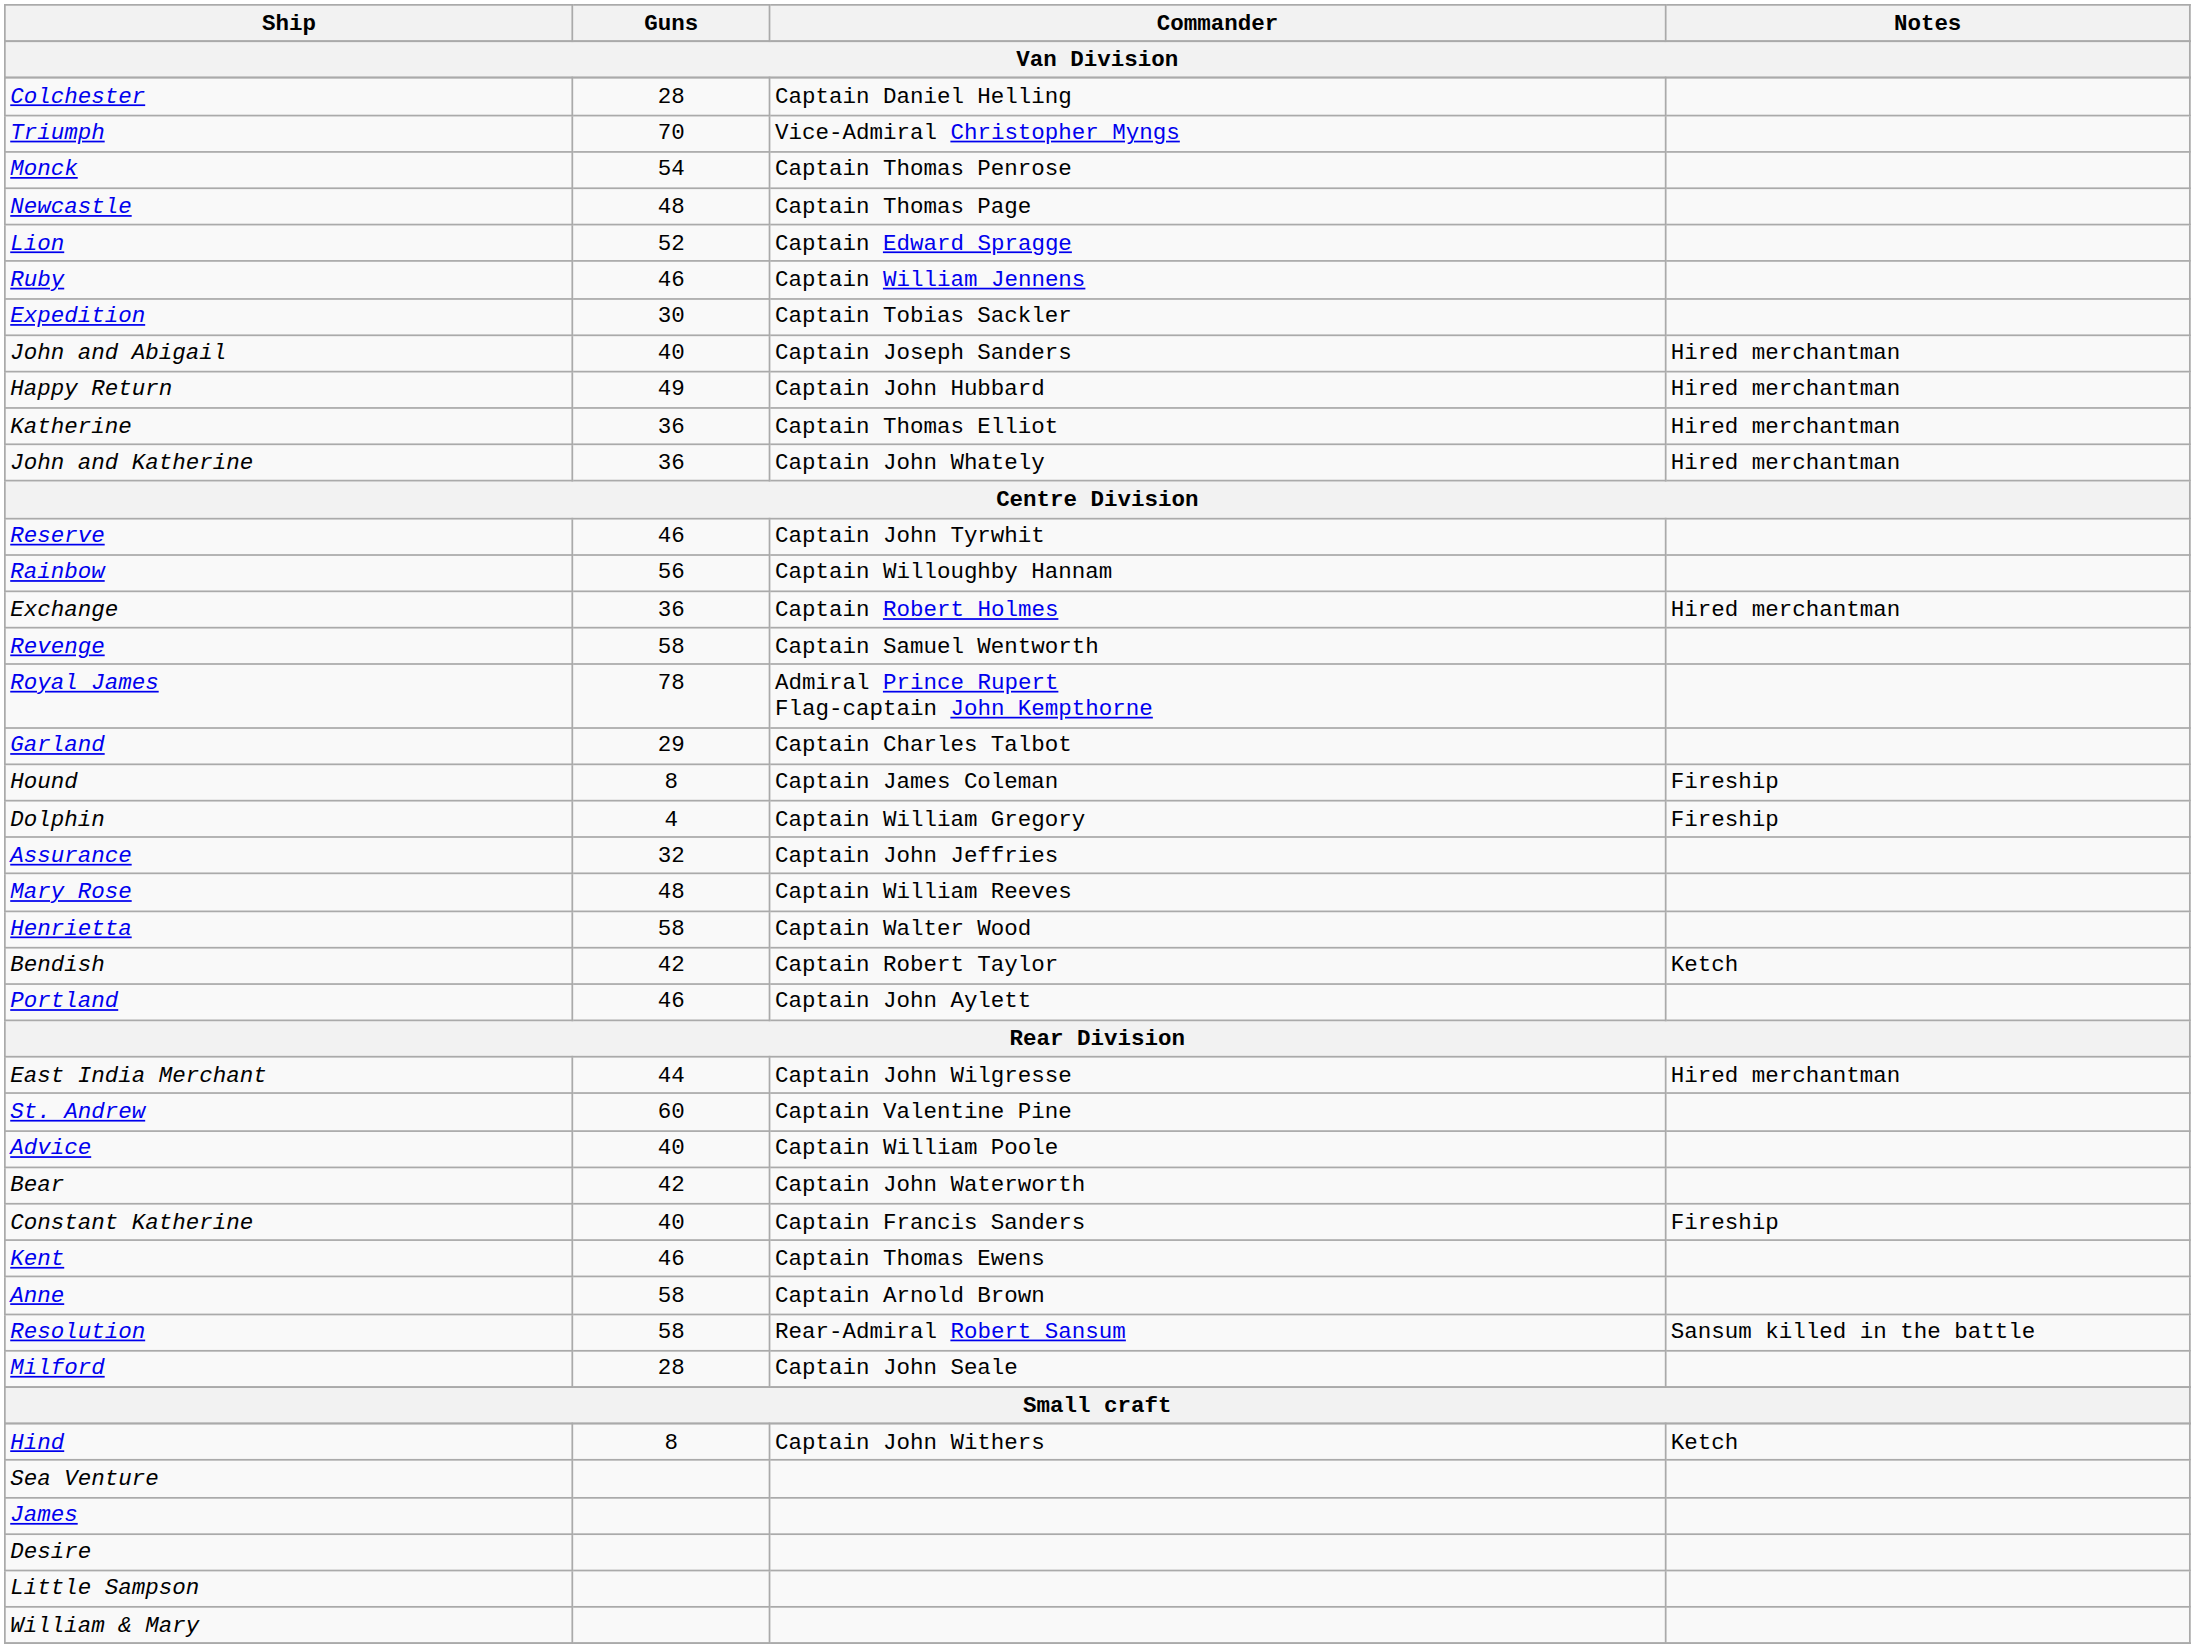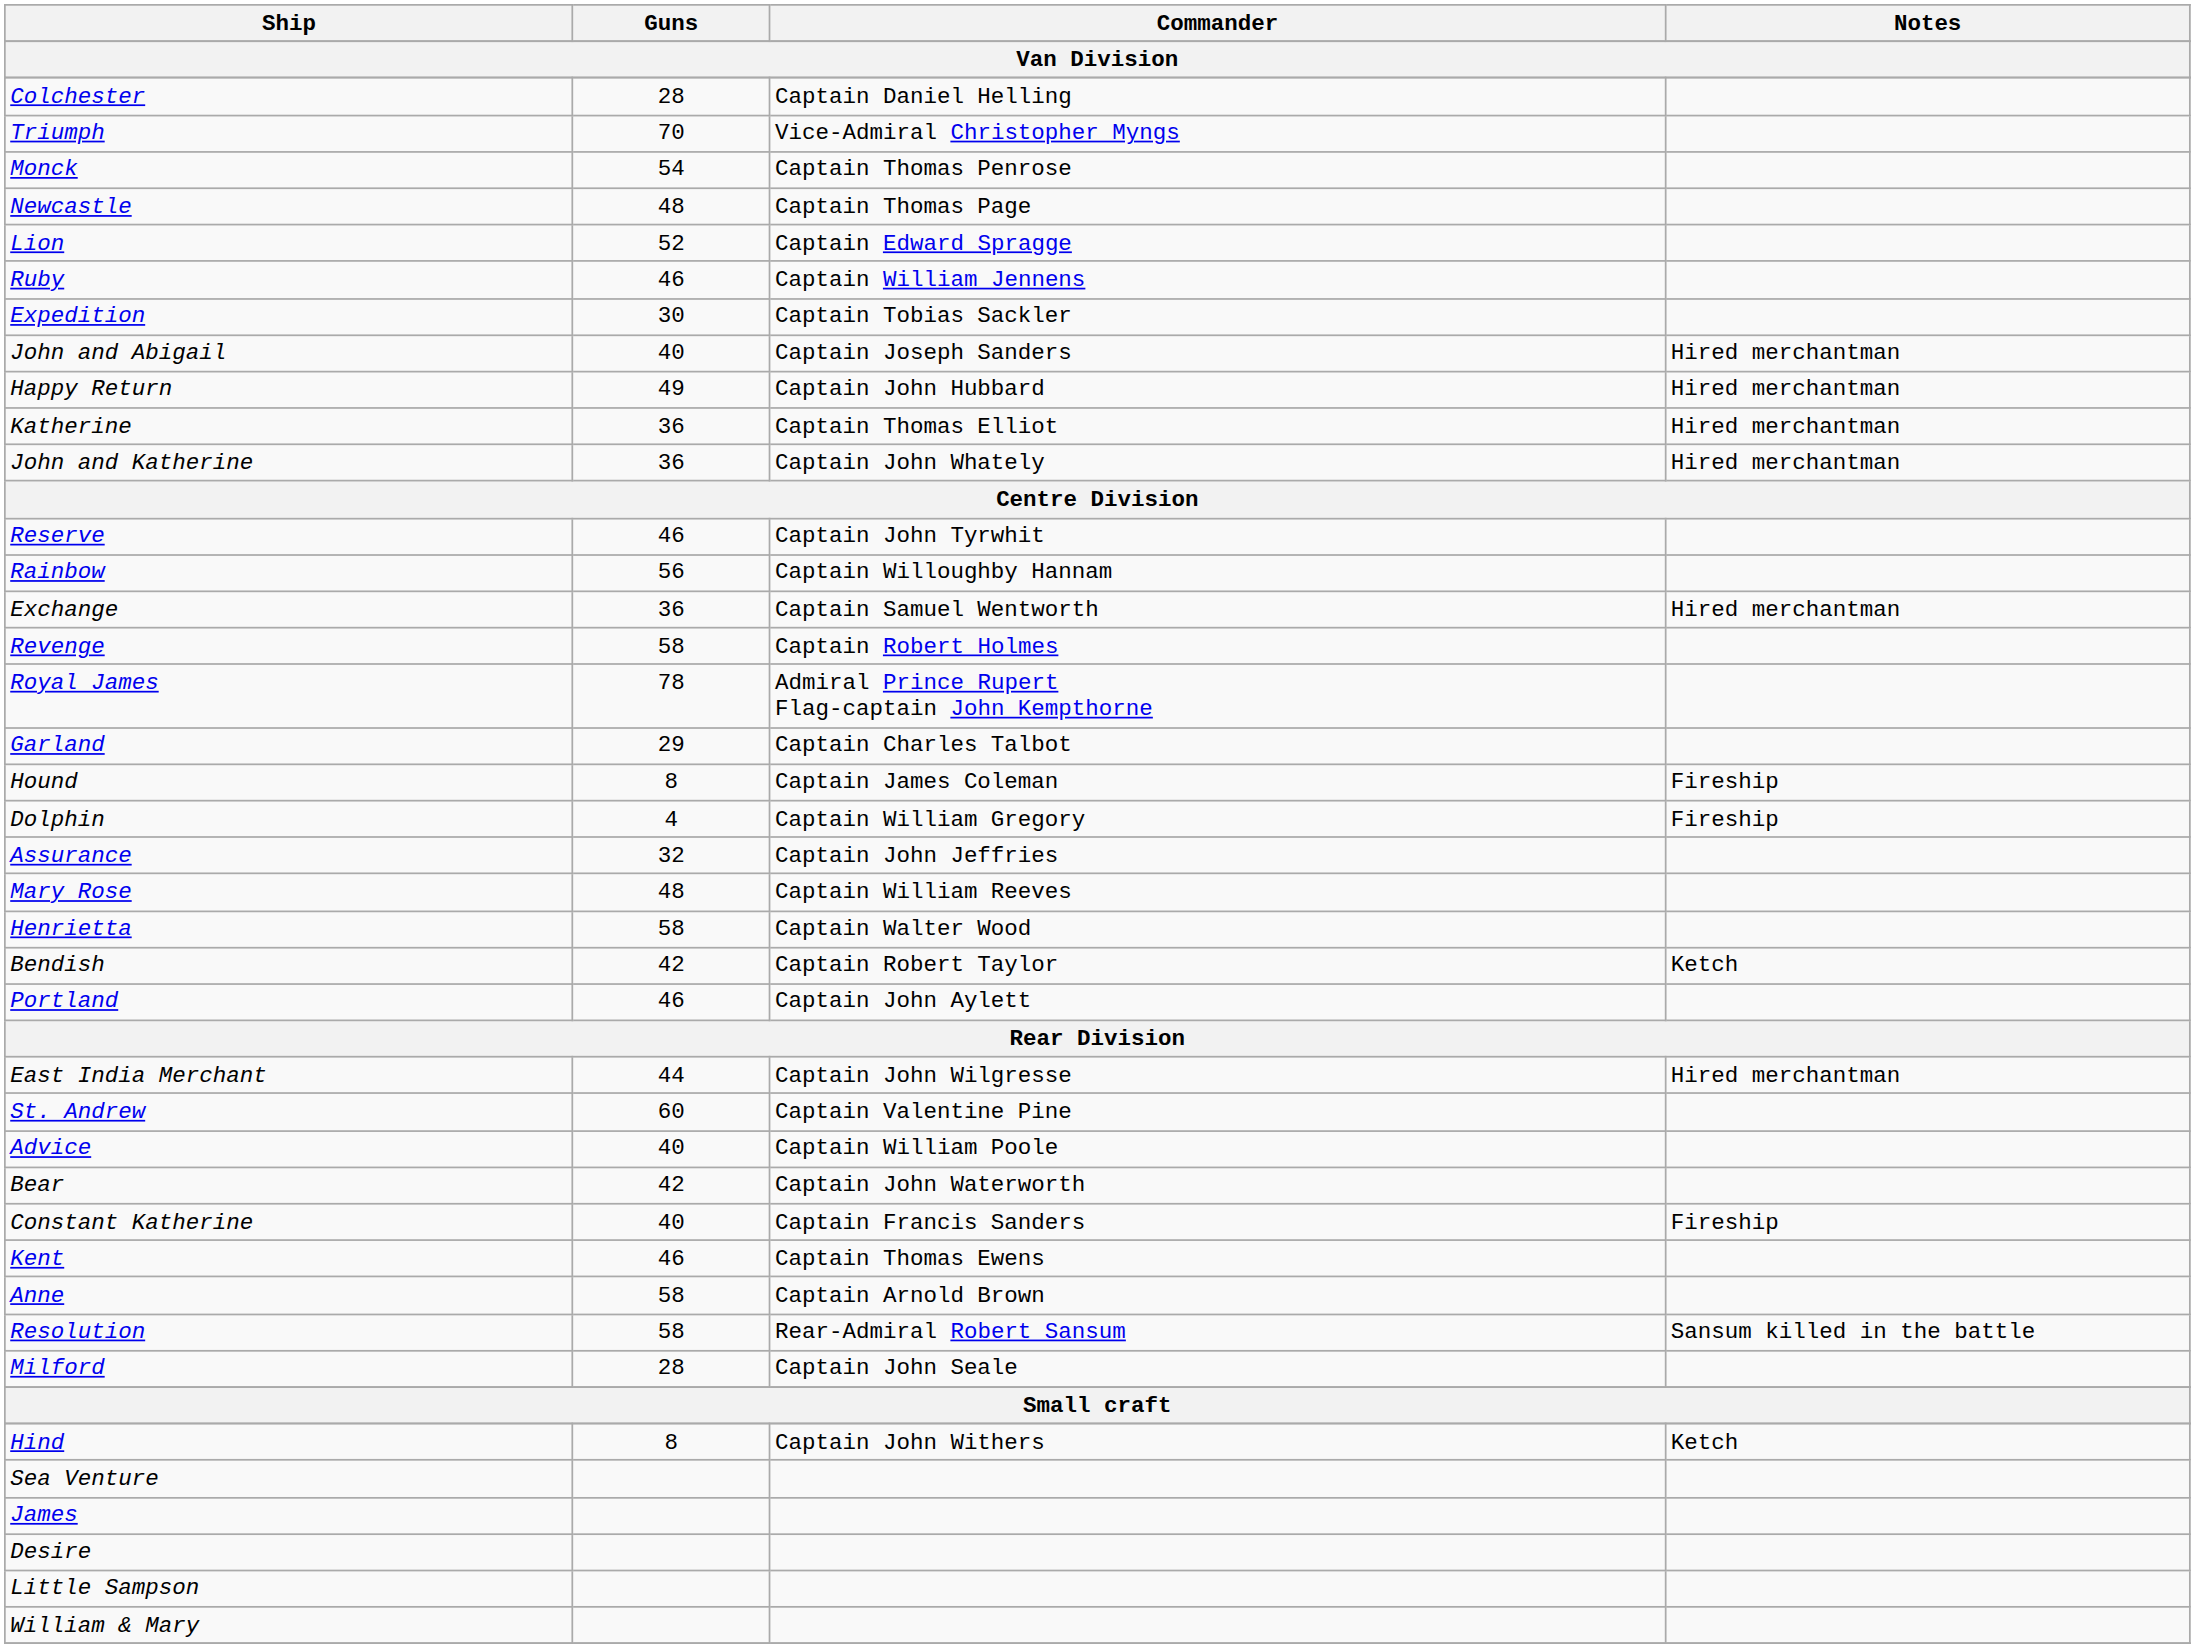(917, 610) Captain Robert Holmes -> (937, 610) Captain Samuel Wentworth
(937, 646) Captain Samuel Wentworth -> (917, 646) Captain Robert Holmes
